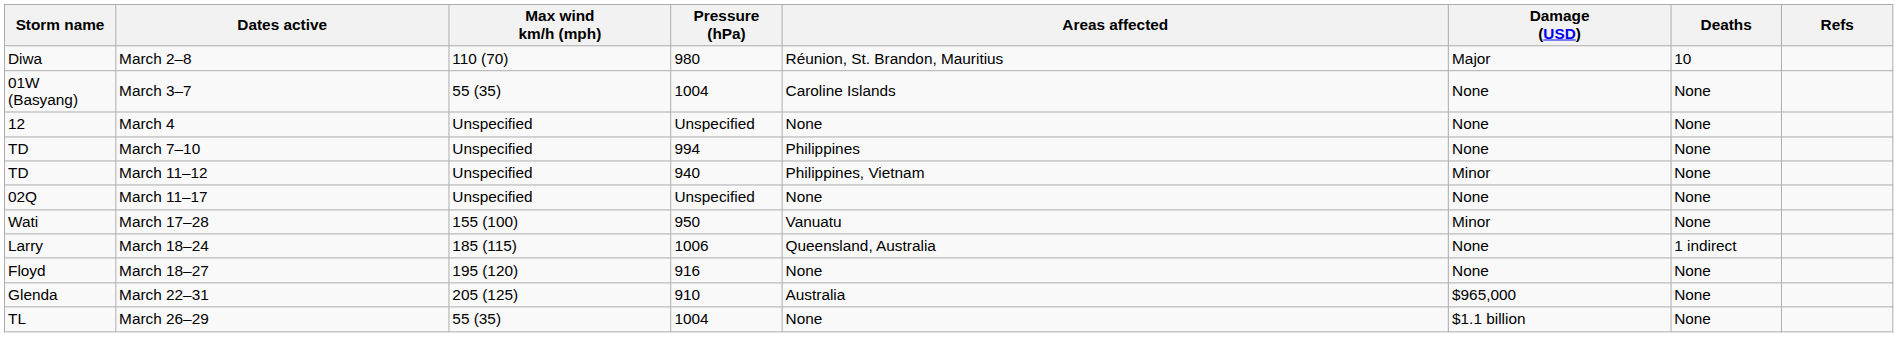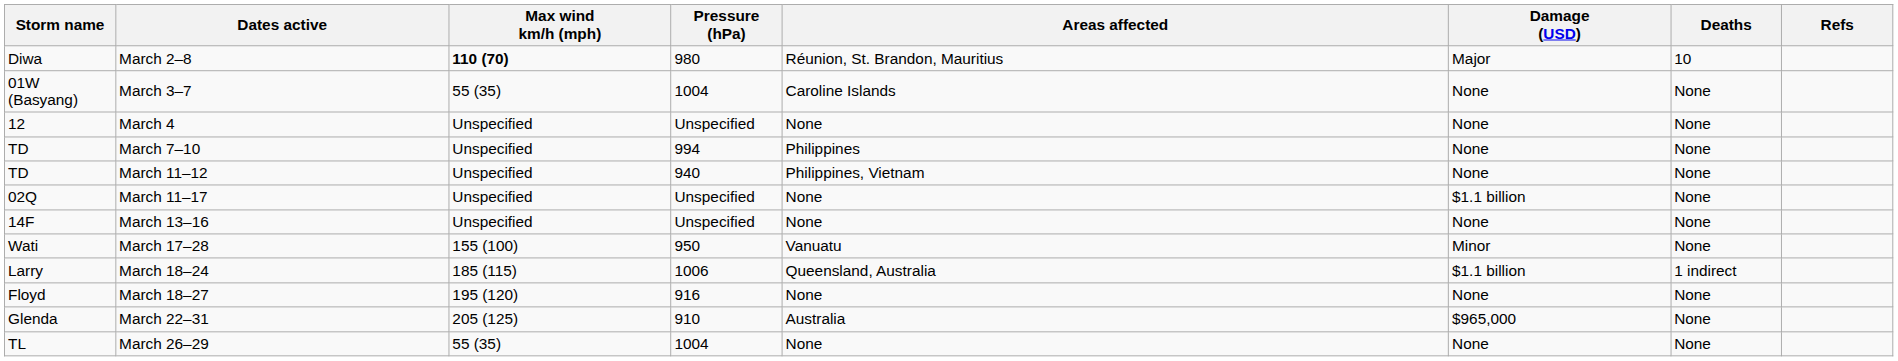(480, 58) normal -> (481, 58) bold
(1471, 173) Minor -> (1470, 173) None
(1470, 197) None -> (1489, 197) $1.1 billion
+ row: (164, 221)
(1470, 246) None -> (1489, 270) $1.1 billion
(1489, 319) $1.1 billion -> (1470, 343) None
